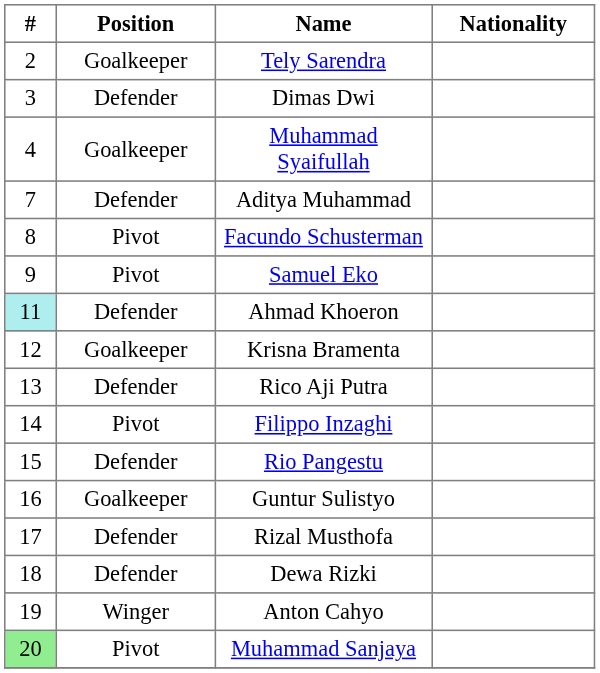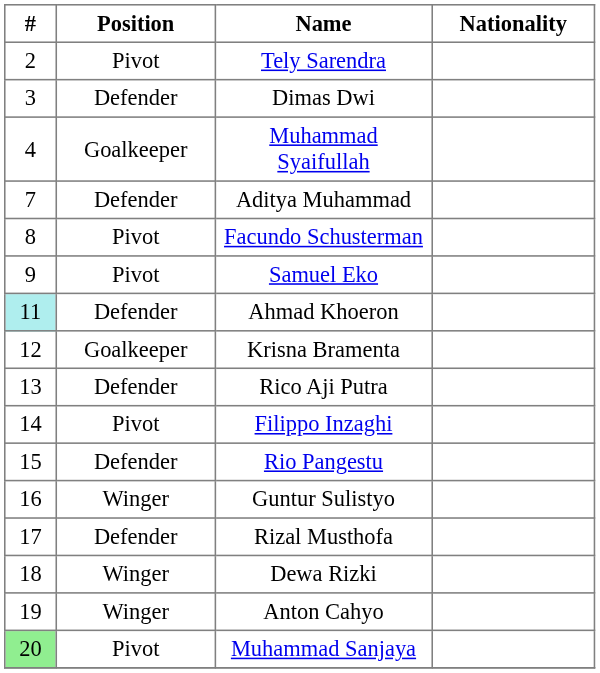(136, 60) Goalkeeper -> (136, 60) Pivot
(136, 499) Goalkeeper -> (136, 499) Winger
(136, 573) Defender -> (136, 573) Winger
